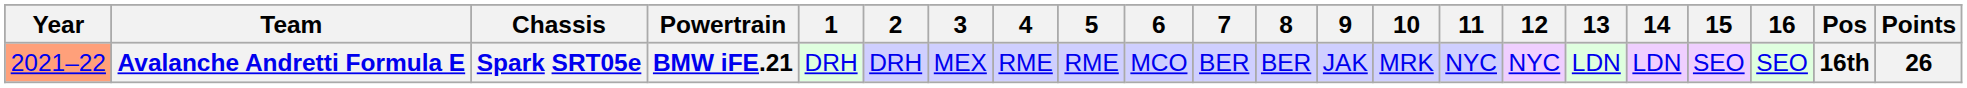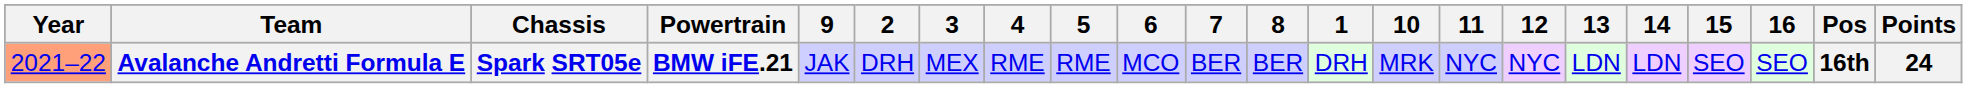columns swapped: (831, 24) <-> (1345, 24)
(1919, 62) 26 -> (1919, 62) 24
